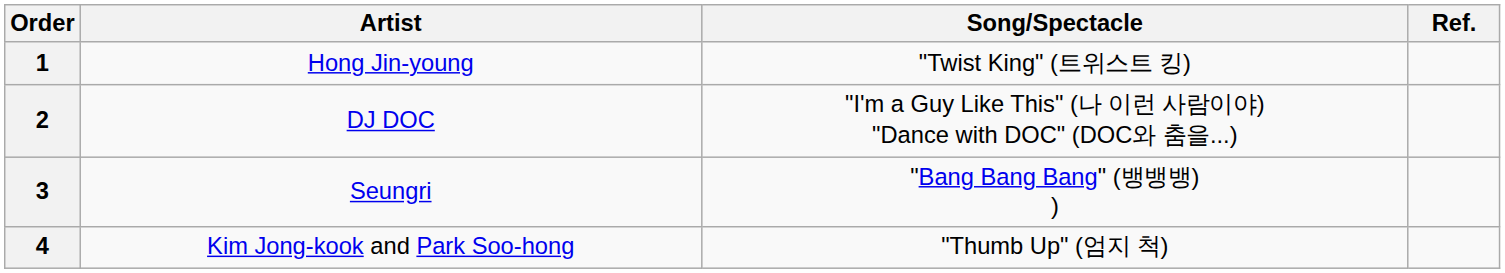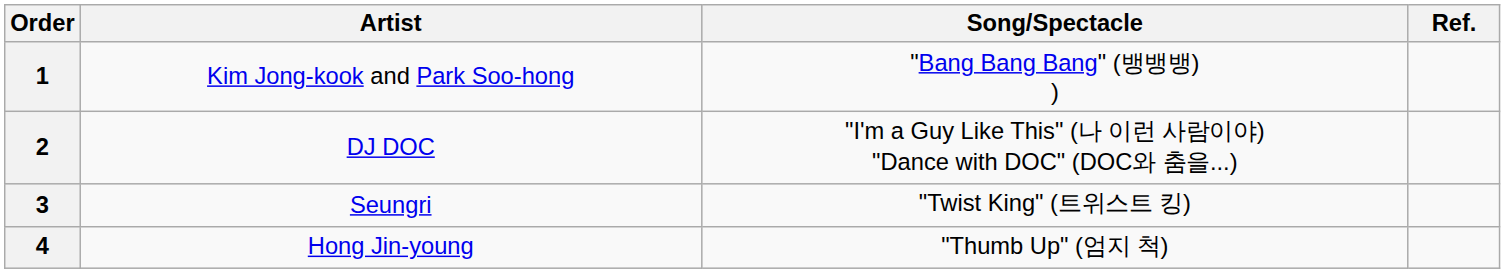(391, 63) Hong Jin-young -> (391, 76) Kim Jong-kook and Park Soo-hong
(1055, 62) "Twist King" (트위스트 킹) -> (1055, 77) "Bang Bang Bang" (뱅뱅뱅) )
(1055, 192) "Bang Bang Bang" (뱅뱅뱅) ) -> (1055, 204) "Twist King" (트위스트 킹)
(391, 246) Kim Jong-kook and Park Soo-hong -> (391, 246) Hong Jin-young
